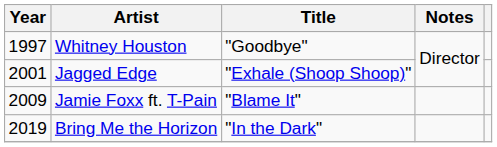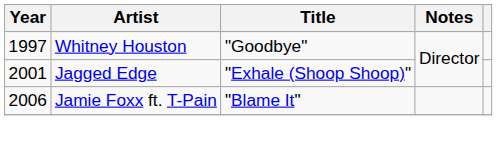(28, 100) 2009 -> (28, 100) 2006
- row: (136, 127)
